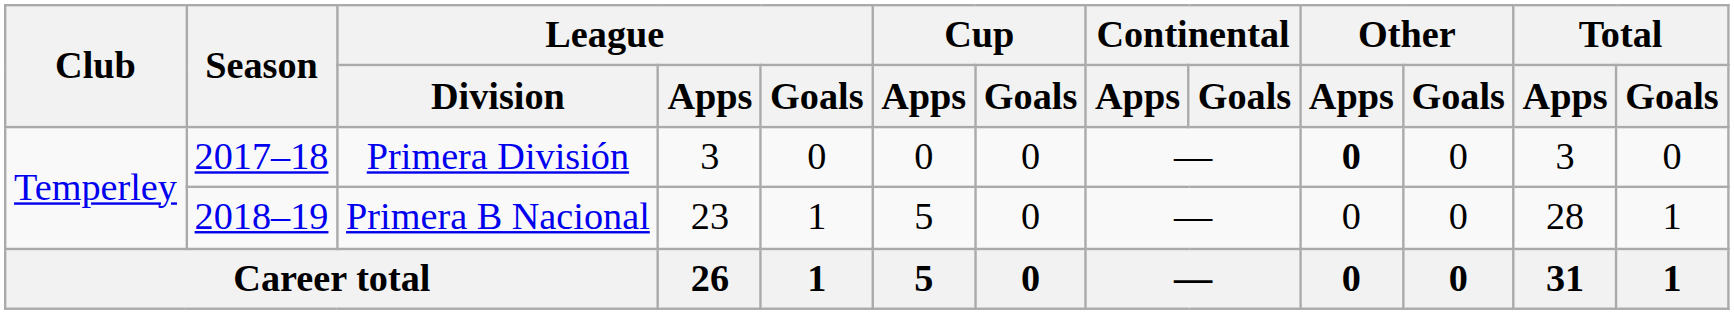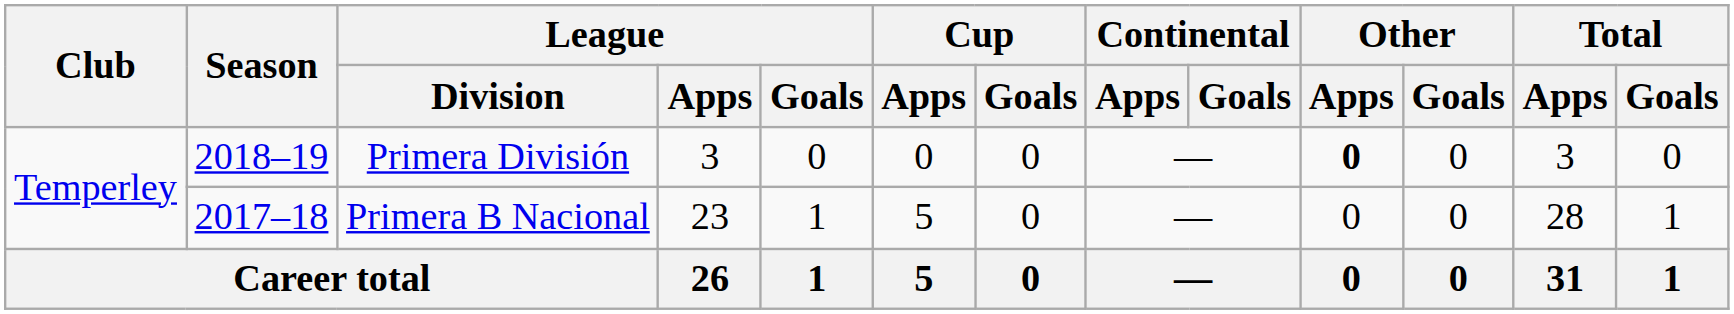(262, 156) 2017–18 -> (262, 156) 2018–19
(262, 216) 2018–19 -> (262, 216) 2017–18
